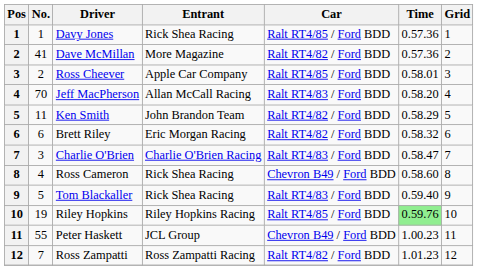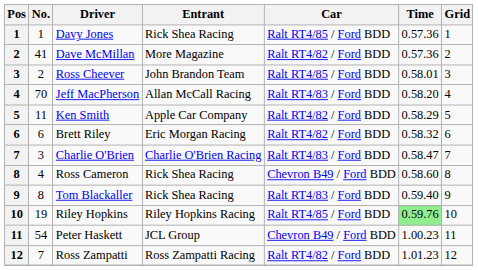(196, 74) Apple Car Company -> (195, 74) John Brandon Team
(195, 114) John Brandon Team -> (196, 114) Apple Car Company
(41, 195) 5 -> (41, 195) 8
(41, 235) 55 -> (41, 235) 54
